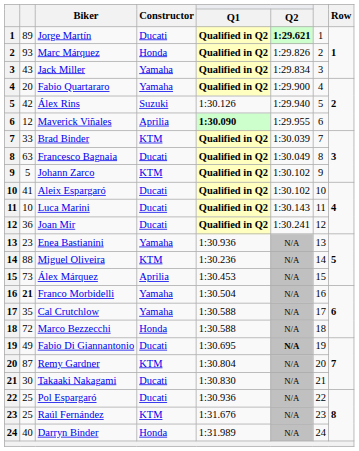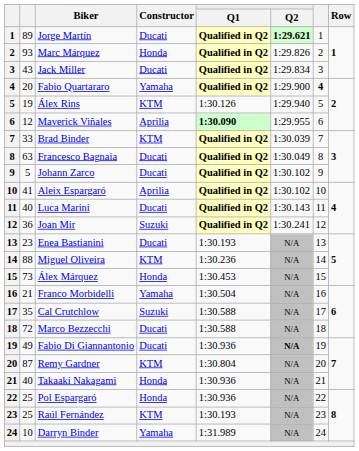(156, 69) Yamaha -> (153, 69) Ducati
(321, 86) normal -> (321, 86) bold
(28, 104) 42 -> (28, 104) 19
(154, 104) Suzuki -> (151, 104) KTM
(151, 173) KTM -> (153, 173) Ducati
(153, 190) Ducati -> (154, 190) Aprilia
(28, 207) 10 -> (28, 207) 40
(153, 225) Ducati -> (154, 225) Suzuki
(156, 242) Yamaha -> (153, 242) Ducati
(217, 242) 1:30.936 -> (217, 242) 1:30.193
(154, 276) Aprilia -> (153, 276) Honda
(28, 294) bold -> (28, 294) normal
(156, 311) Yamaha -> (154, 311) Suzuki
(153, 328) Honda -> (153, 328) Ducati
(217, 345) 1:30.695 -> (217, 345) 1:30.936
(28, 380) 30 -> (28, 380) 40
(153, 380) Ducati -> (153, 380) Honda
(217, 380) 1:30.830 -> (217, 380) 1:30.936
(153, 397) Ducati -> (153, 397) Honda
(217, 415) 1:31.676 -> (217, 415) 1:30.193
(28, 432) 40 -> (28, 432) 10
(153, 432) Honda -> (156, 432) Yamaha
